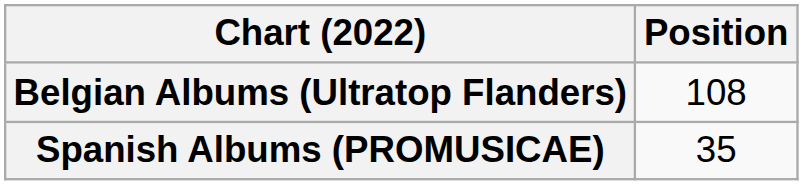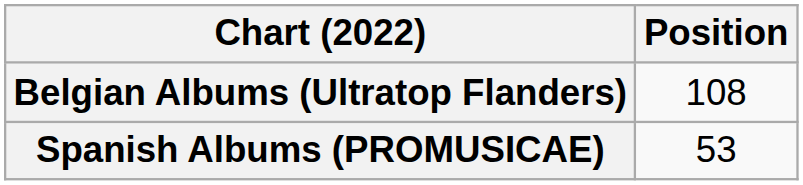(716, 149) 35 -> (716, 149) 53
